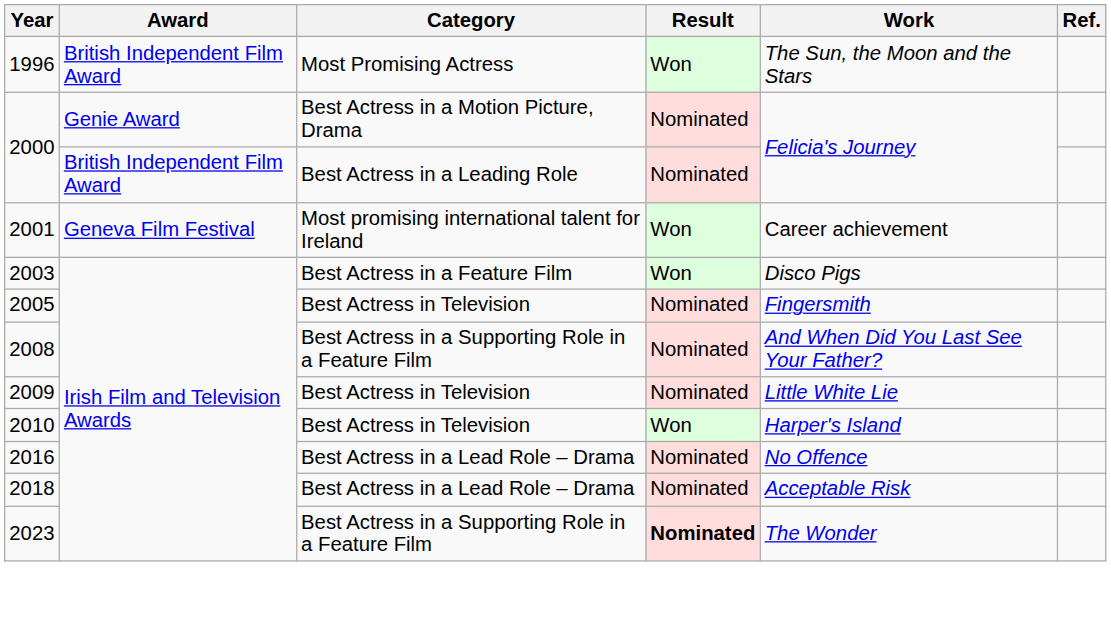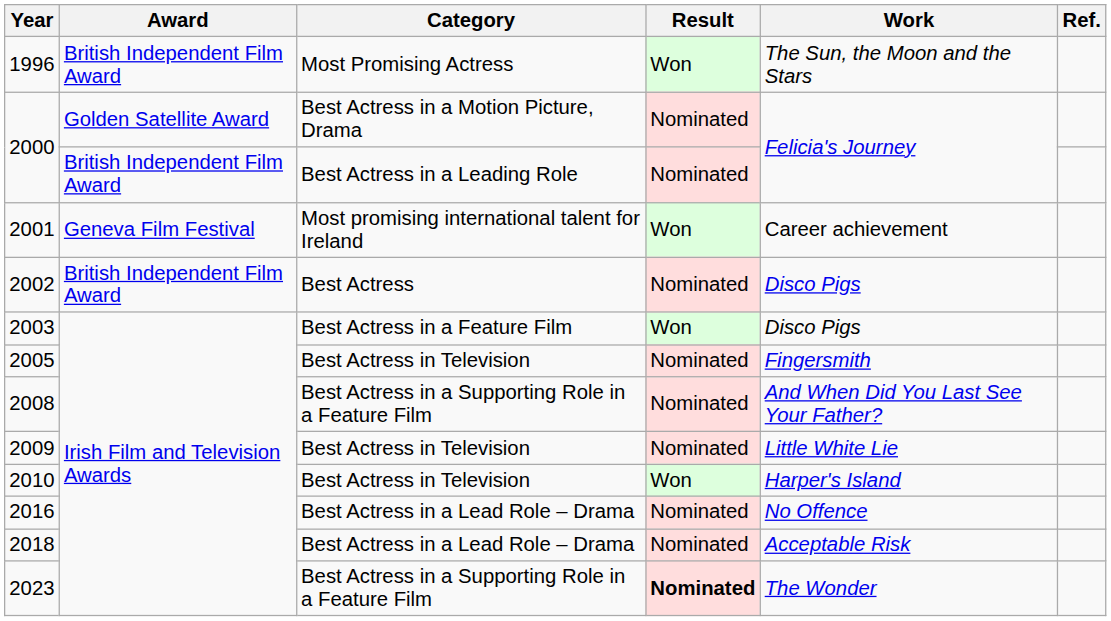(122, 119) Genie Award -> (167, 119) Golden Satellite Award
+ row: (32, 284)
